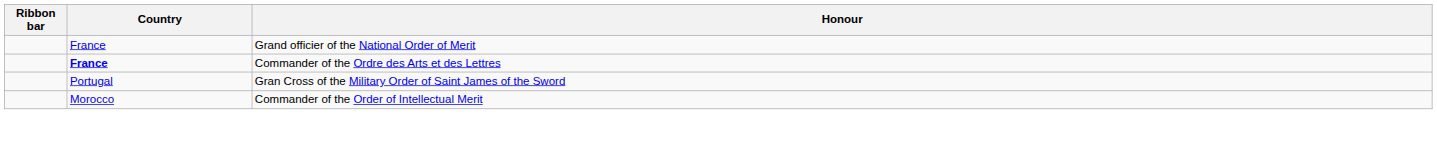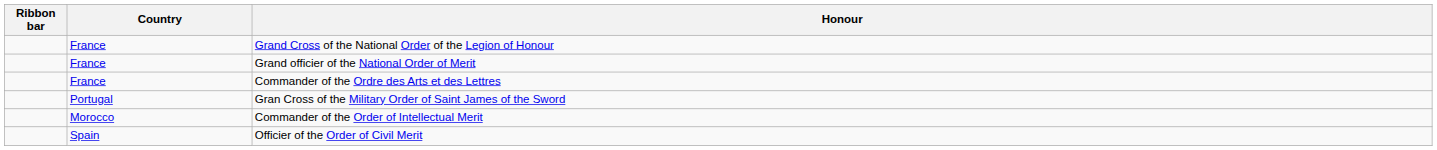+ row: (404, 44)
(89, 63) bold -> (88, 81) normal
+ row: (339, 136)
